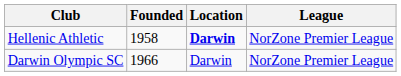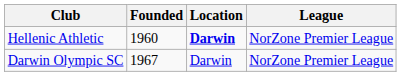(144, 37) 1958 -> (144, 37) 1960
(144, 60) 1966 -> (144, 60) 1967
